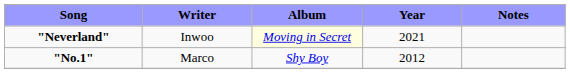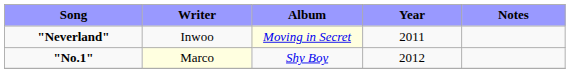(412, 36) 2021 -> (412, 36) 2011
(197, 57) no background -> (197, 57) lightyellow background
